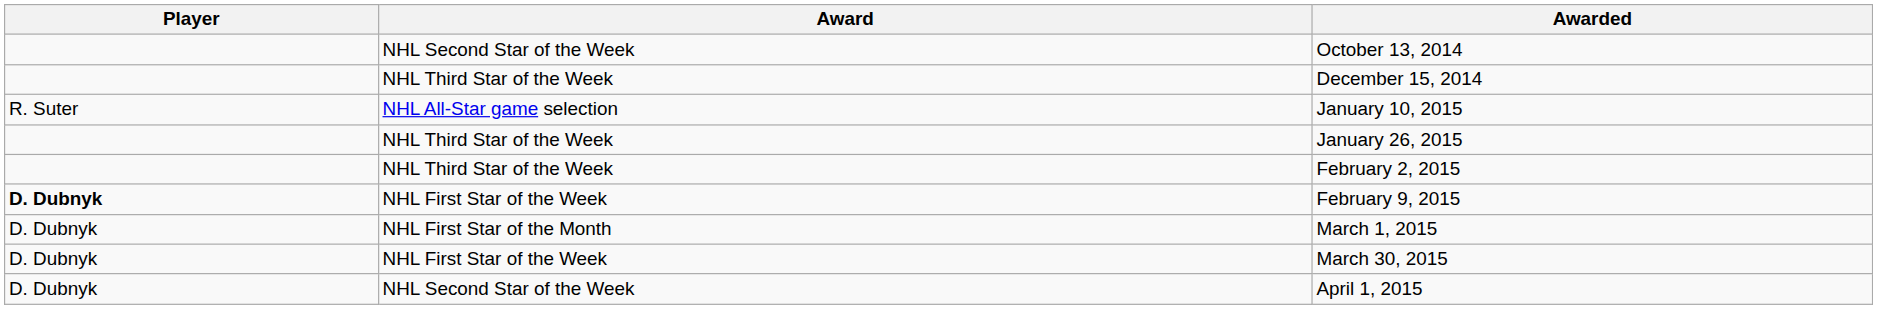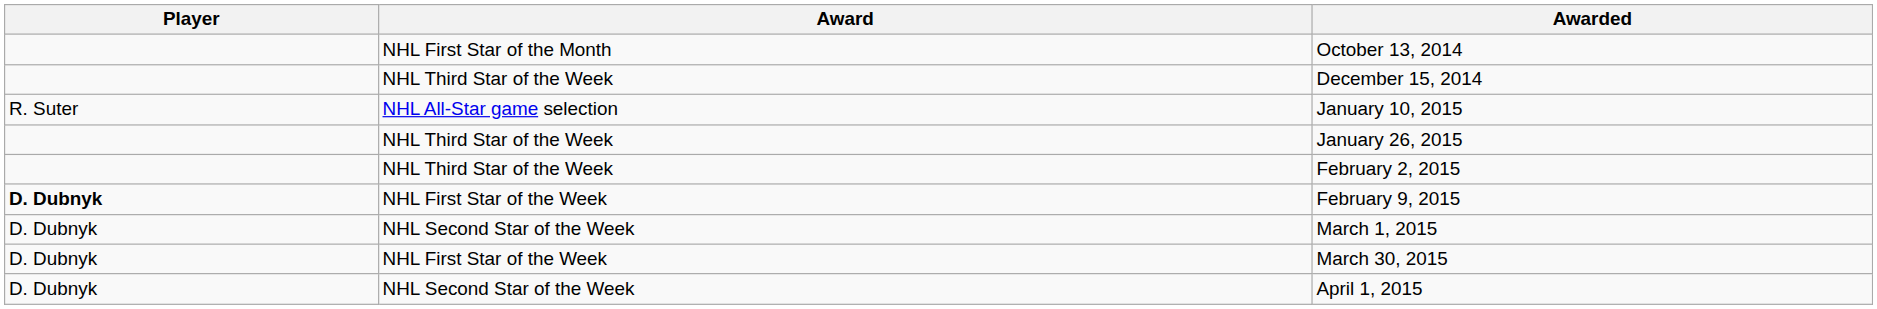(508, 49) NHL Second Star of the Week -> (497, 49) NHL First Star of the Month
(497, 229) NHL First Star of the Month -> (508, 229) NHL Second Star of the Week
